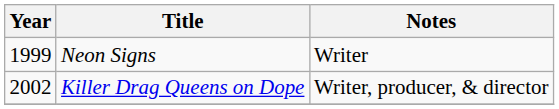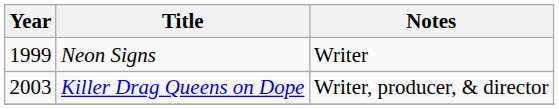(30, 87) 2002 -> (30, 87) 2003
